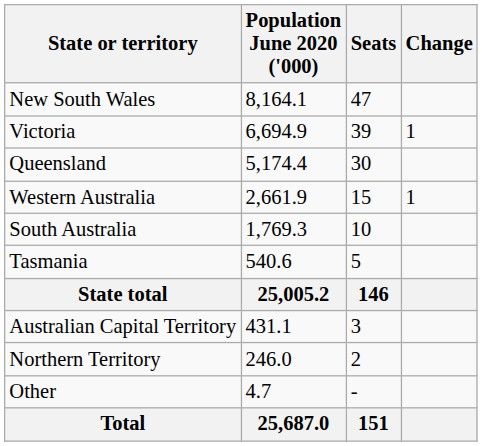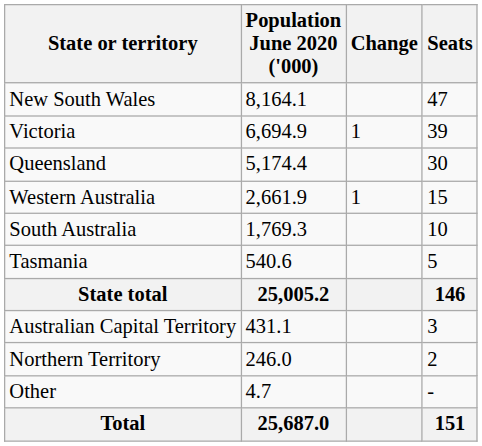columns swapped: (373, 43) <-> (439, 43)
